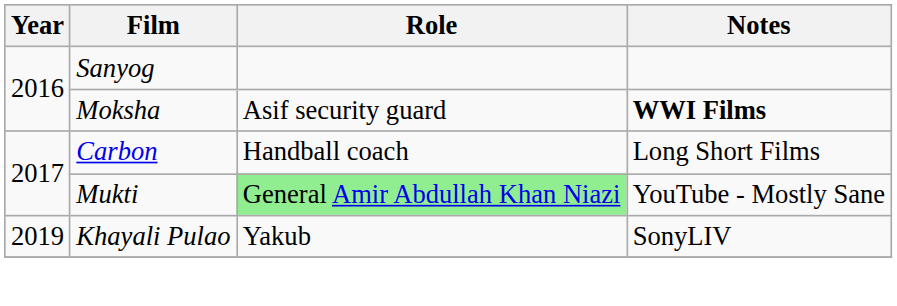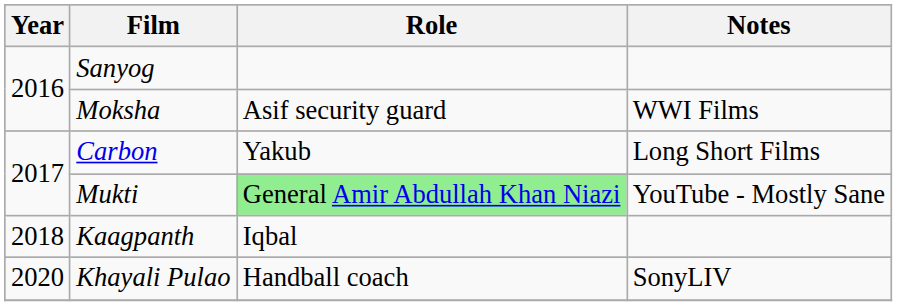(699, 109) bold -> (696, 109) normal
(326, 151) Handball coach -> (277, 151) Yakub
+ row: (135, 236)
(38, 236) 2019 -> (38, 278) 2020
(277, 236) Yakub -> (326, 278) Handball coach
